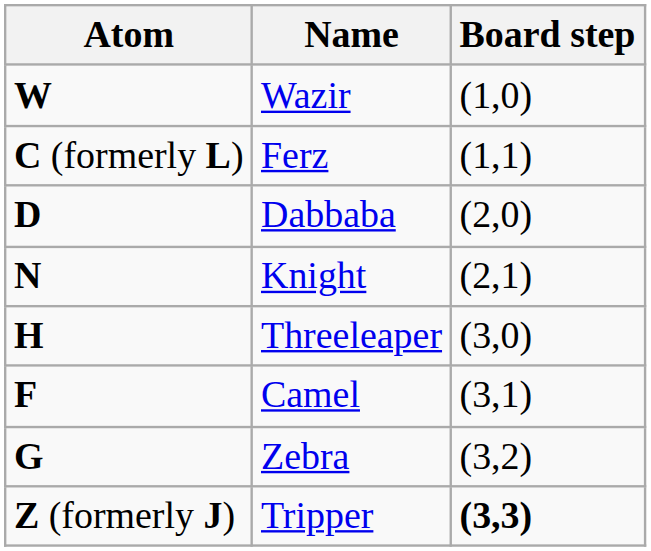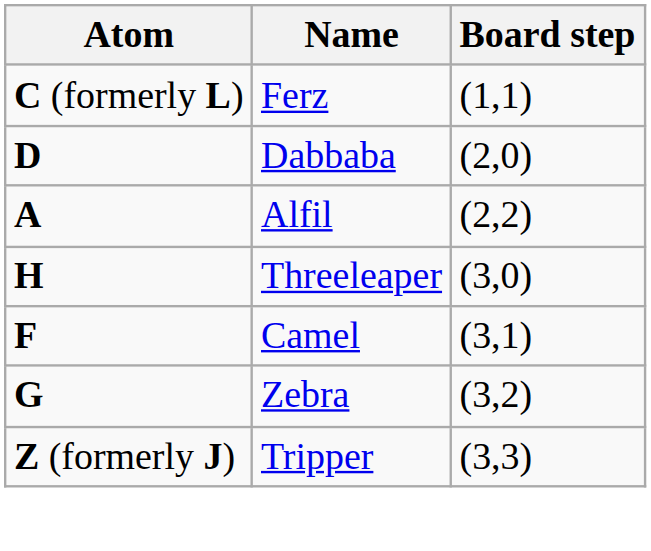- row: (306, 94)
- row: (314, 275)
+ row: (297, 214)
(496, 515) bold -> (496, 455) normal
